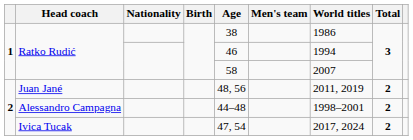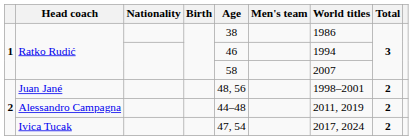(338, 89) 2011, 2019 -> (338, 89) 1998–2001
(338, 108) 1998–2001 -> (338, 108) 2011, 2019
